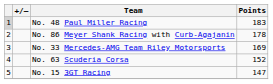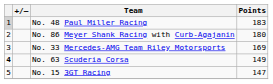(259, 36) 178 -> (259, 36) 180
(8, 60) normal -> (8, 60) bold
(259, 60) 152 -> (259, 60) 149
